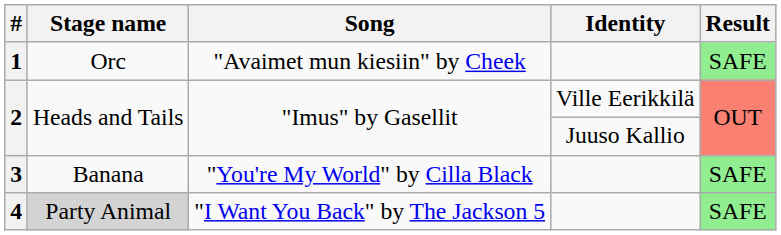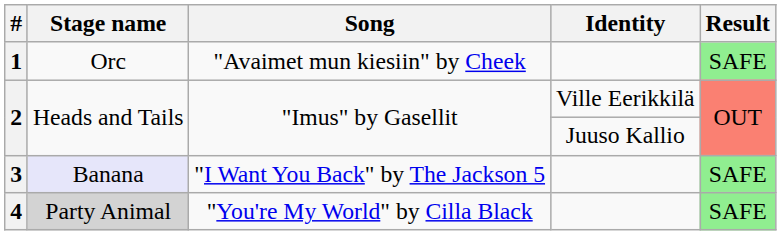(108, 173) no background -> (108, 173) lavender background
(370, 173) "You're My World" by Cilla Black -> (370, 173) "I Want You Back" by The Jackson 5
(370, 211) "I Want You Back" by The Jackson 5 -> (370, 211) "You're My World" by Cilla Black
